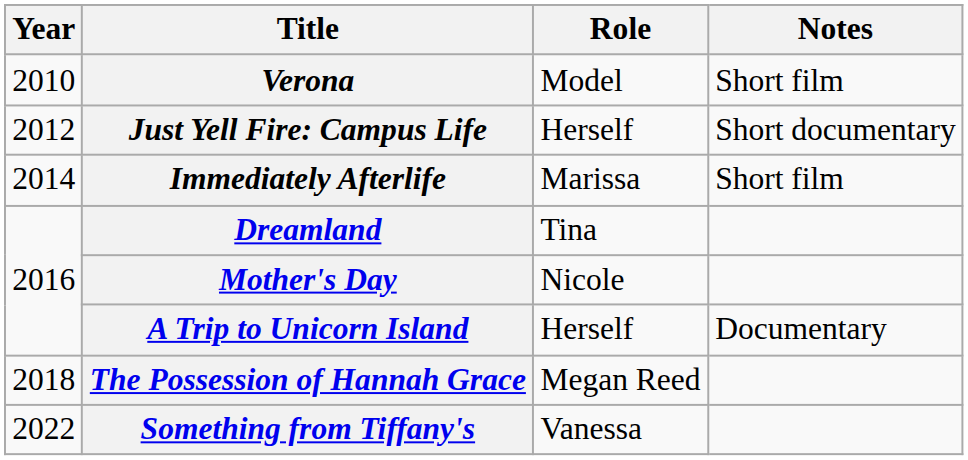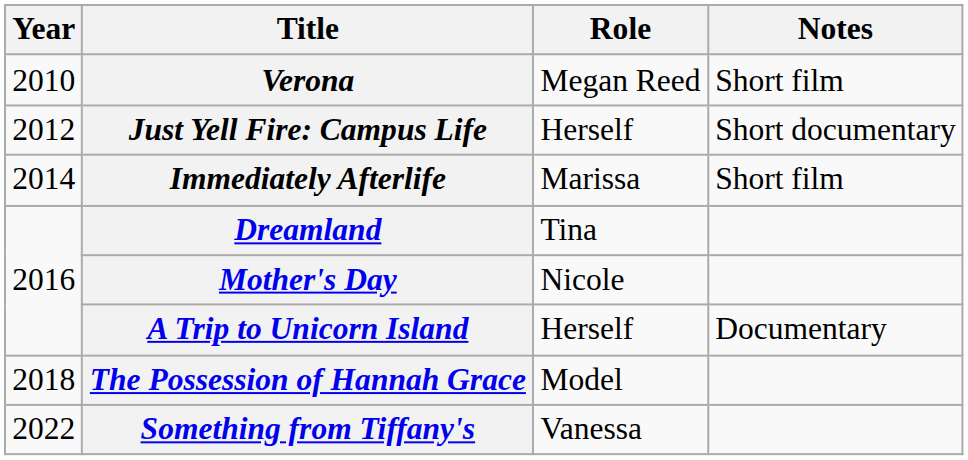(582, 79) Model -> (621, 79) Megan Reed
(621, 379) Megan Reed -> (582, 379) Model
